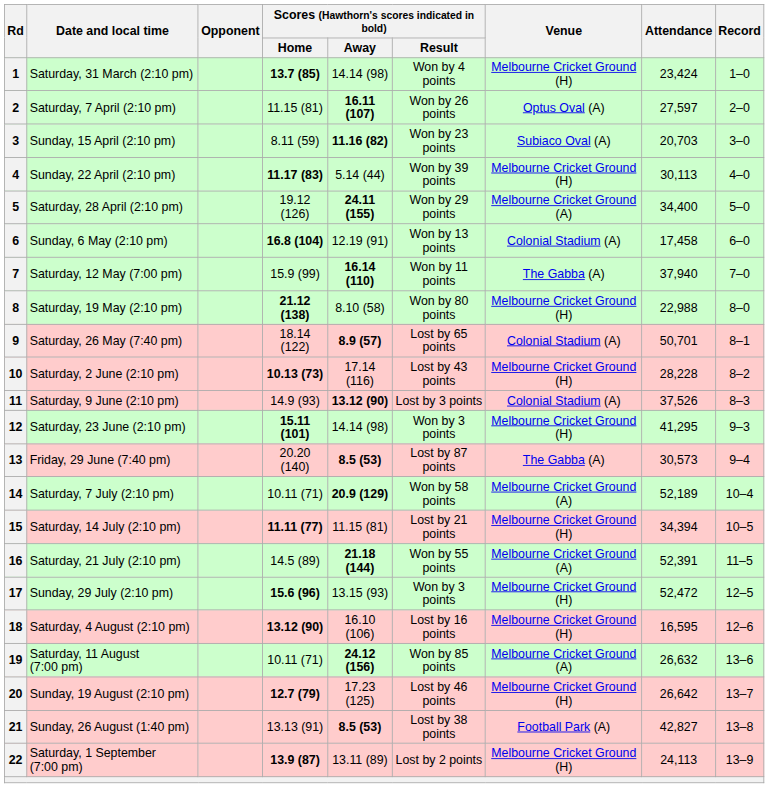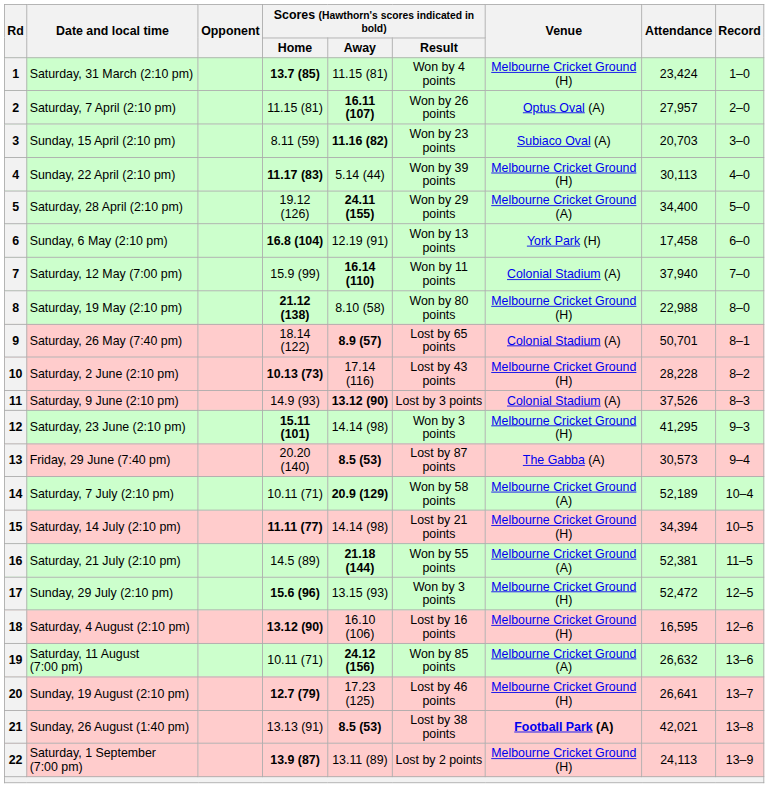(360, 74) 14.14 (98) -> (360, 74) 11.15 (81)
(679, 108) 27,597 -> (679, 108) 27,957
(564, 241) Colonial Stadium (A) -> (564, 241) York Park (H)
(564, 274) The Gabba (A) -> (564, 274) Colonial Stadium (A)
(360, 527) 11.15 (81) -> (360, 527) 14.14 (98)
(679, 560) 52,391 -> (679, 560) 52,381
(679, 694) 26,642 -> (679, 694) 26,641
(564, 727) normal -> (564, 727) bold
(679, 727) 42,827 -> (679, 727) 42,021
